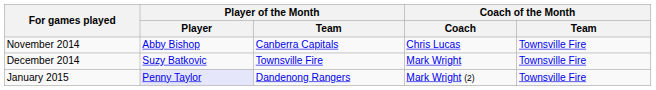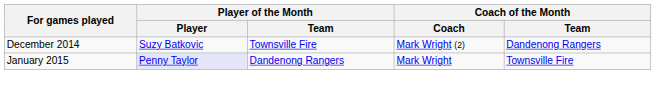- row: (43, 45)
(434, 61) Mark Wright -> (431, 45) Mark Wright (2)
(553, 61) Townsville Fire -> (554, 45) Dandenong Rangers
(441, 77) Mark Wright (2) -> (424, 61) Mark Wright
